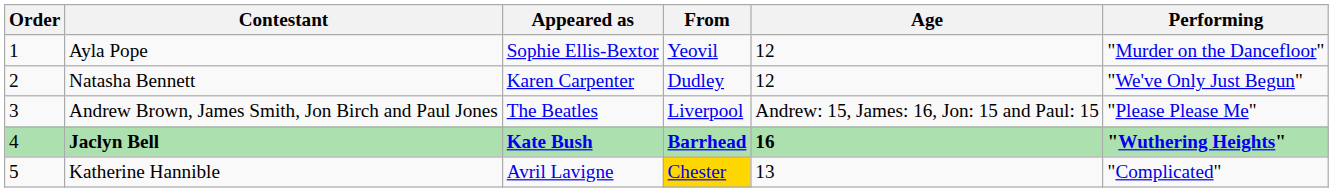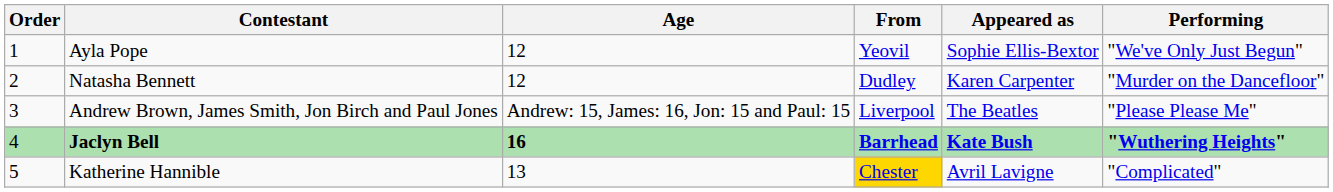columns swapped: (927, 19) <-> (583, 19)
(1216, 50) "Murder on the Dancefloor" -> (1205, 50) "We've Only Just Begun"
(1205, 80) "We've Only Just Begun" -> (1216, 80) "Murder on the Dancefloor"
